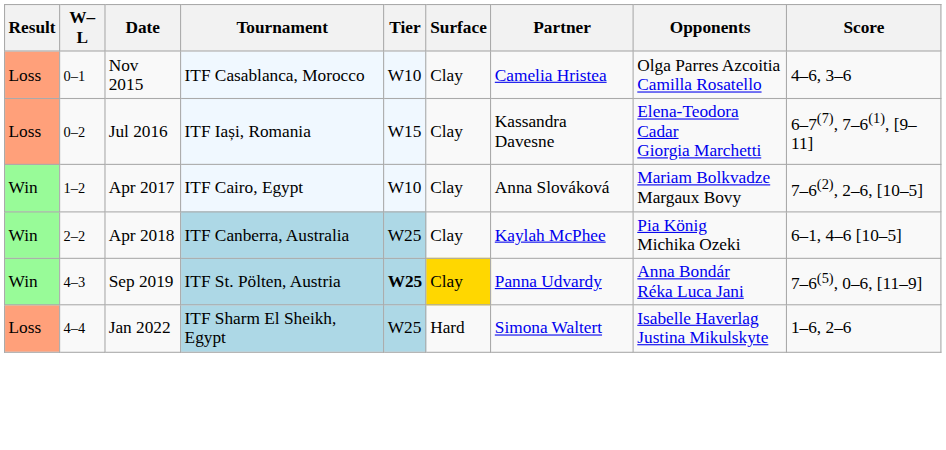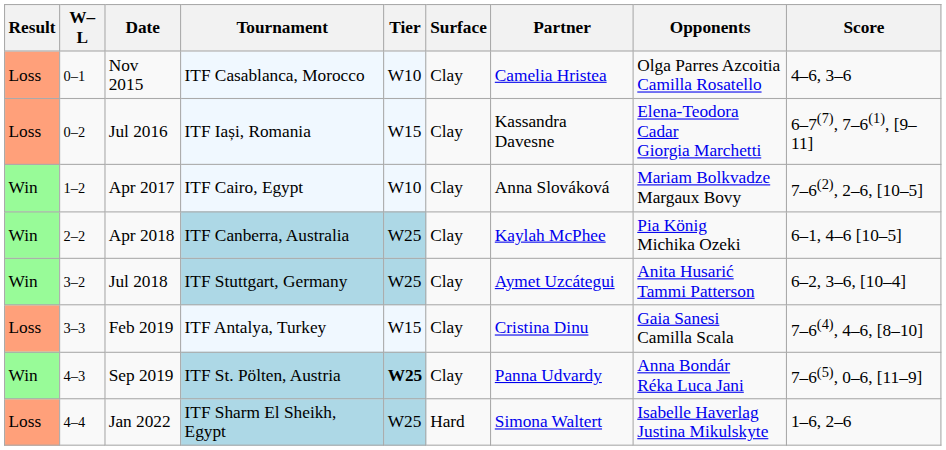+ row: (138, 281)
+ row: (141, 328)
(447, 281) gold background -> (447, 375) no background
